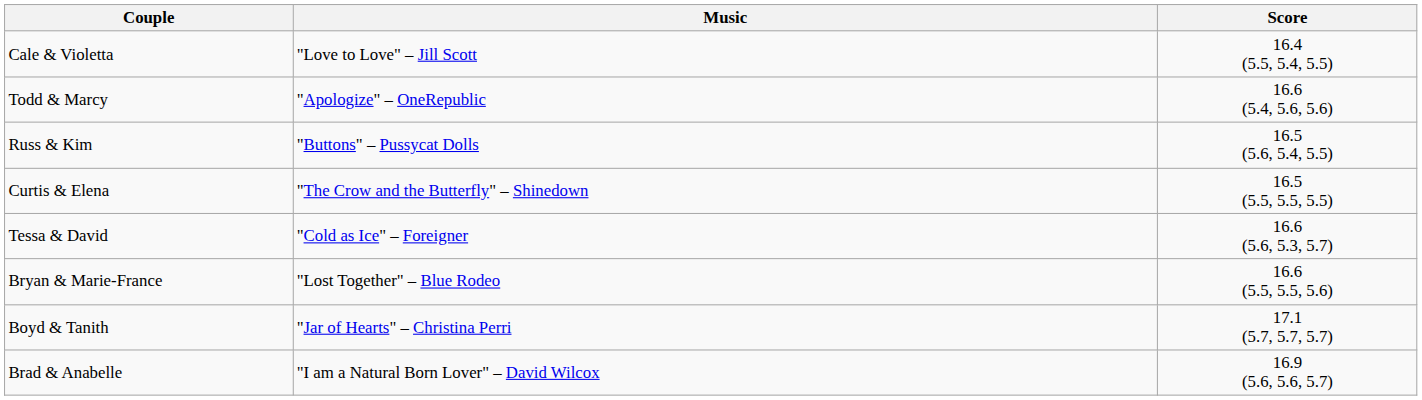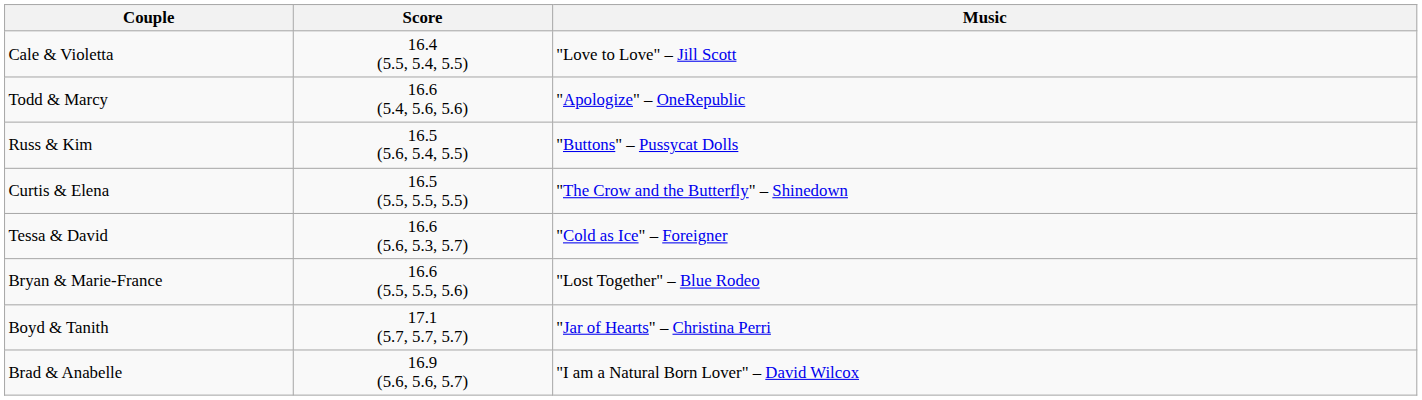columns swapped: (1287, 17) <-> (725, 17)
